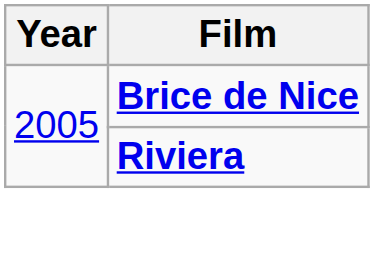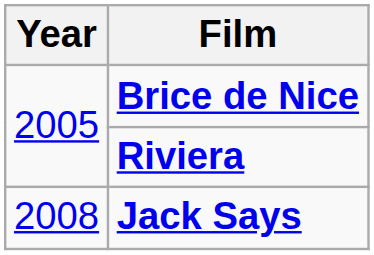+ row: (209, 216)
